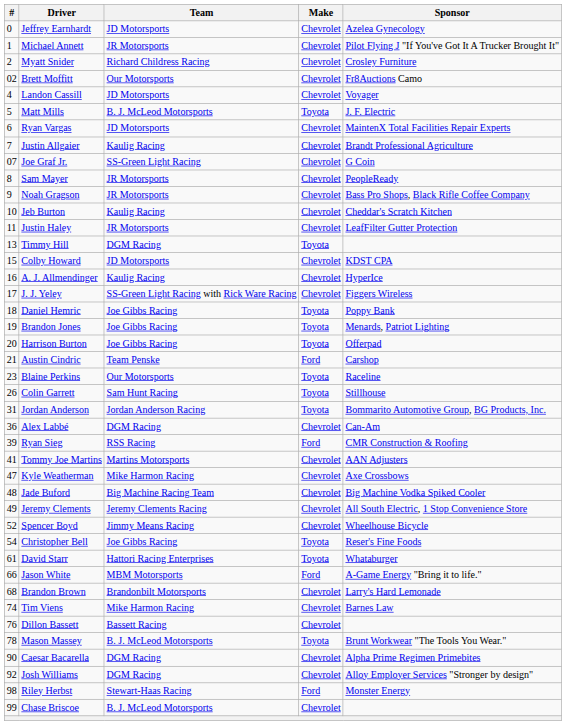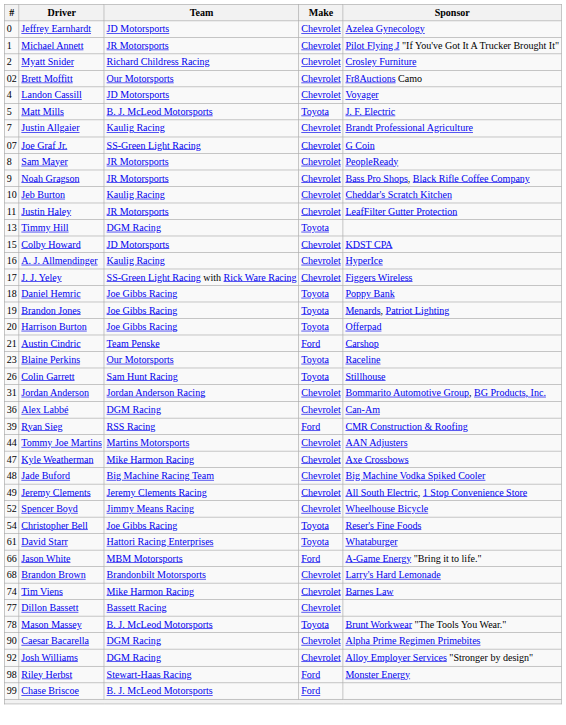- row: (46, 128)
(315, 409) Toyota -> (321, 393) Chevrolet
(12, 459) 41 -> (12, 443) 44
(12, 624) 76 -> (12, 608) 77
(321, 707) Chevrolet -> (311, 691) Ford
